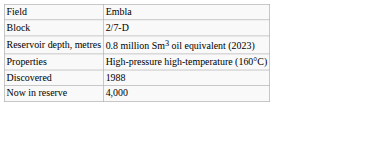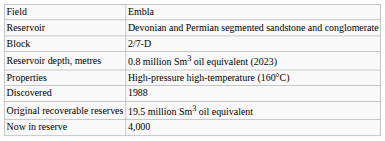+ row: (26, 28)
+ row: (65, 110)
